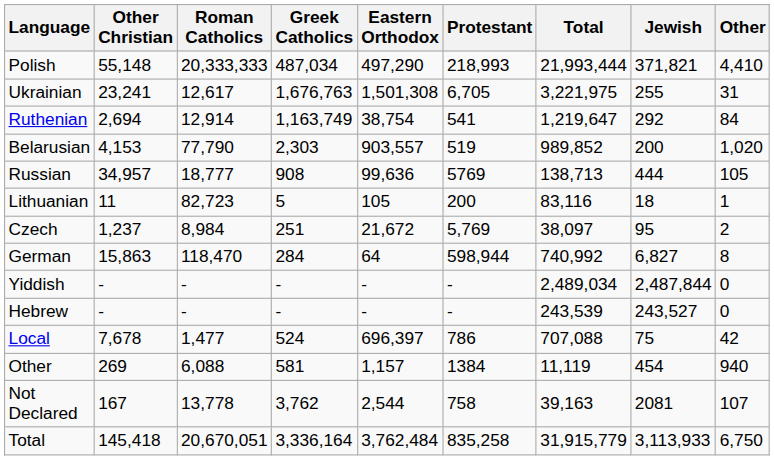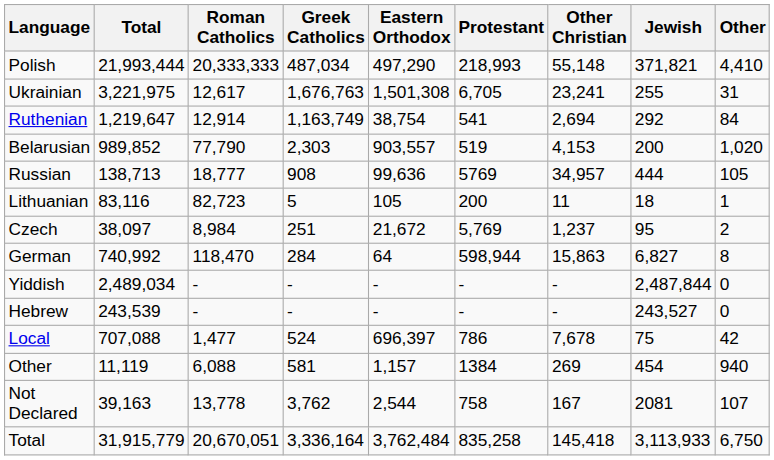columns swapped: (584, 27) <-> (136, 27)
